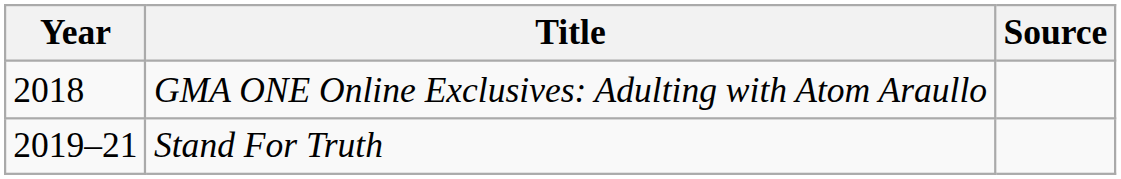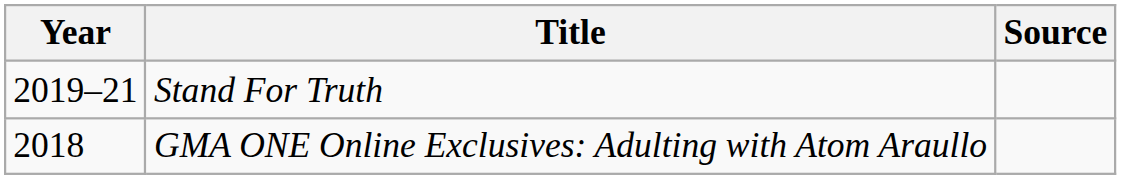rows swapped: (570, 88) <-> (268, 145)
